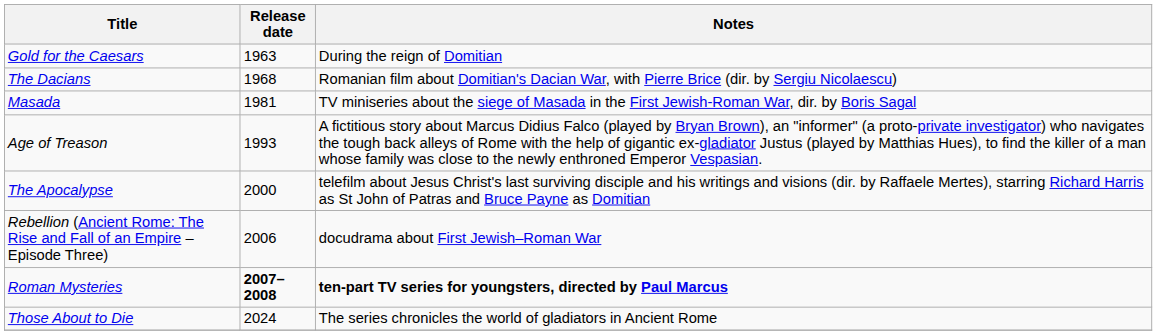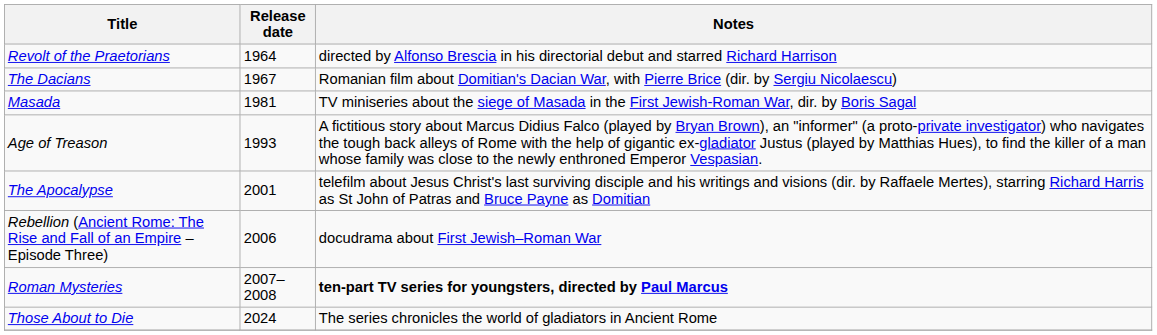- row: (76, 56)
+ row: (89, 56)
(260, 79) 1968 -> (260, 79) 1967
(260, 190) 2000 -> (260, 190) 2001
(264, 287) bold -> (264, 287) normal
